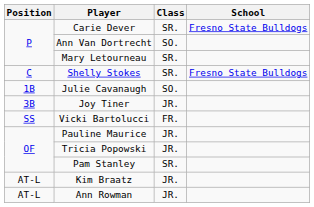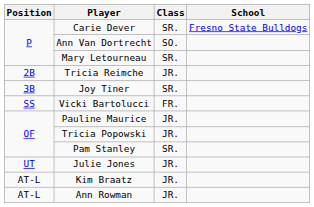- row: (104, 73)
- row: (104, 88)
+ row: (104, 73)
(170, 104) JR. -> (170, 88) SR.
+ row: (104, 165)
